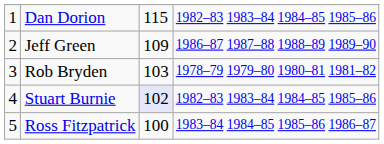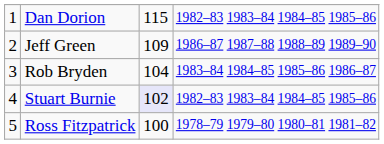(156, 71) 103 -> (156, 71) 104
(276, 71) 1978–79 1979–80 1980–81 1981–82 -> (276, 71) 1983–84 1984–85 1985–86 1986–87
(276, 125) 1983–84 1984–85 1985–86 1986–87 -> (276, 125) 1978–79 1979–80 1980–81 1981–82
